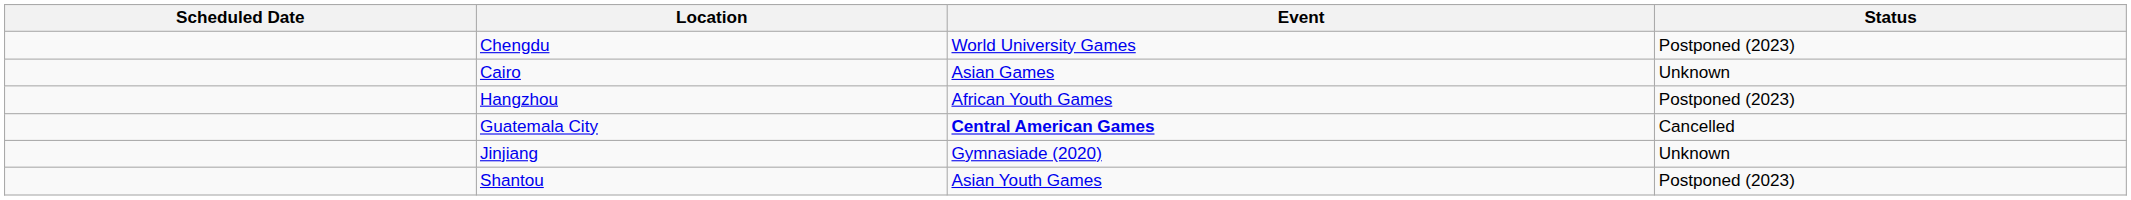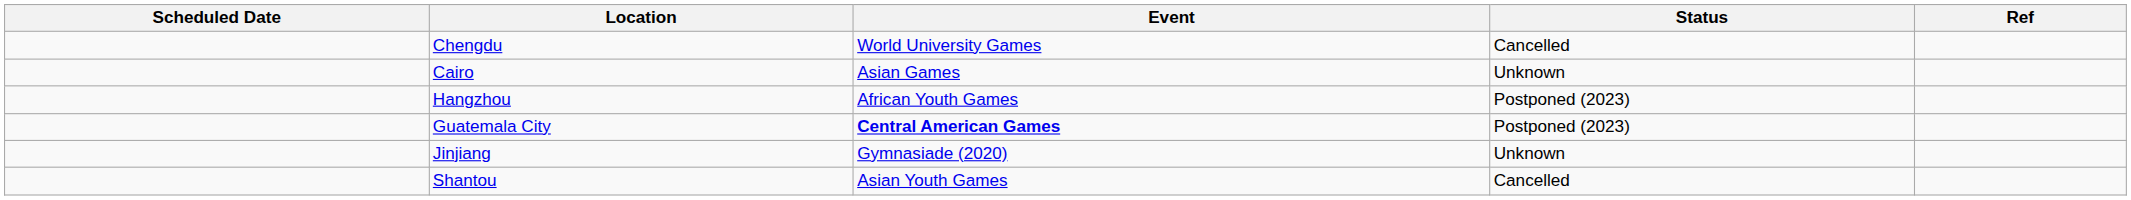+ column: (2020, 18)
(1727, 45) Postponed (2023) -> (1532, 45) Cancelled
(1697, 126) Cancelled -> (1562, 126) Postponed (2023)
(1727, 180) Postponed (2023) -> (1532, 180) Cancelled
